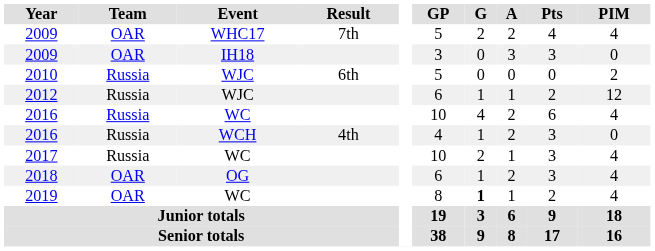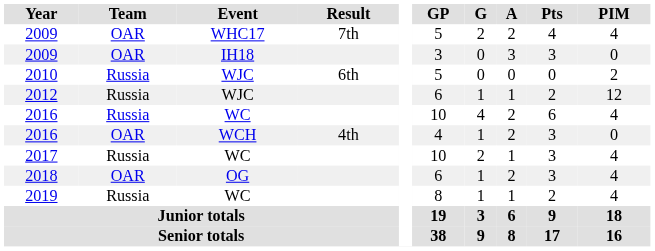(128, 135) Russia -> (128, 135) OAR
(128, 195) OAR -> (128, 195) Russia
(481, 195) bold -> (481, 195) normal
